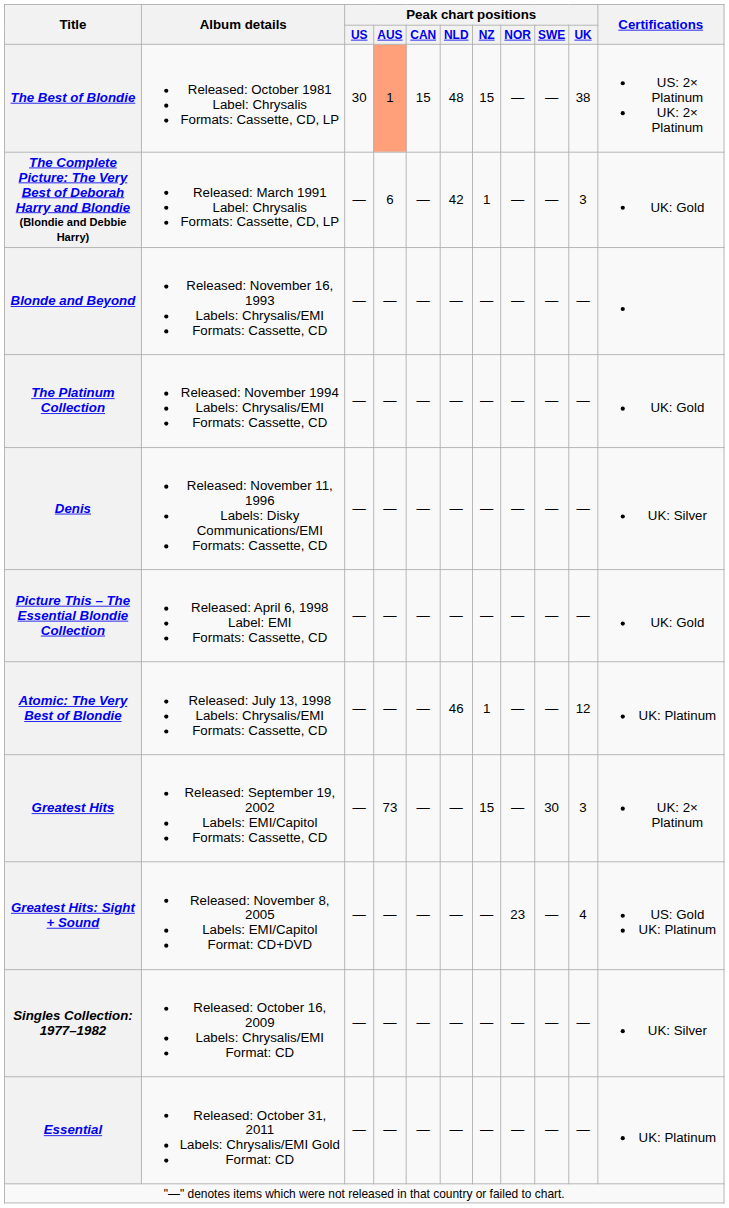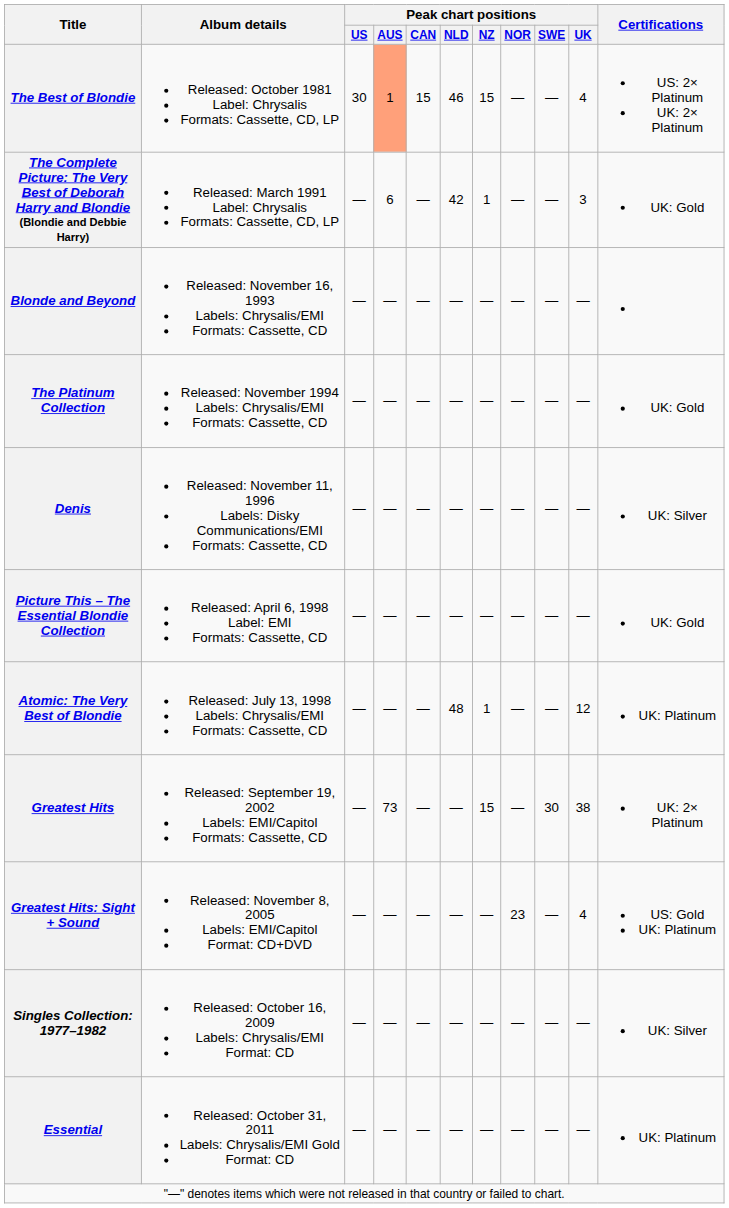(456, 98) 48 -> (456, 98) 46
(583, 98) 38 -> (583, 98) 4
(456, 708) 46 -> (456, 708) 48
(583, 808) 3 -> (583, 808) 38
